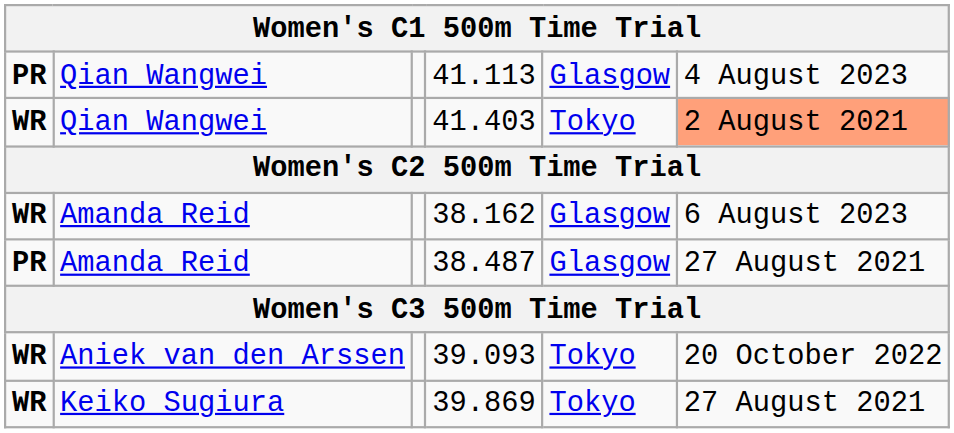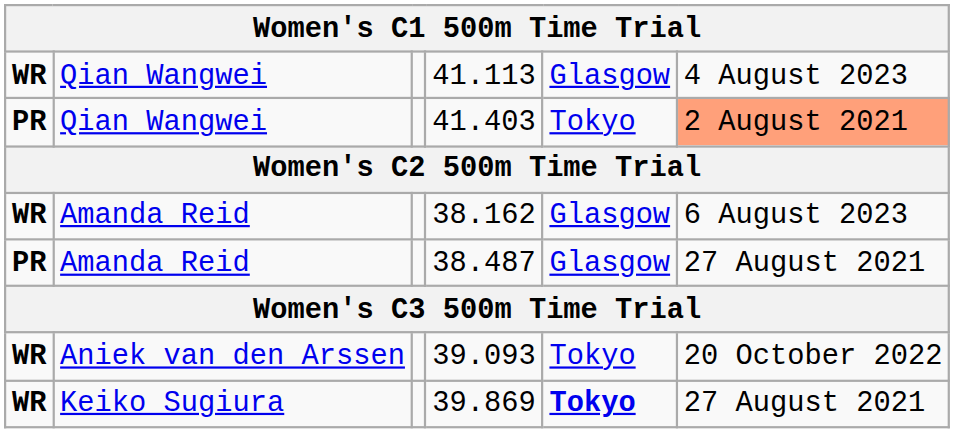(29, 75) PR -> (29, 75) WR
(29, 122) WR -> (29, 122) PR
(593, 403) normal -> (593, 403) bold
